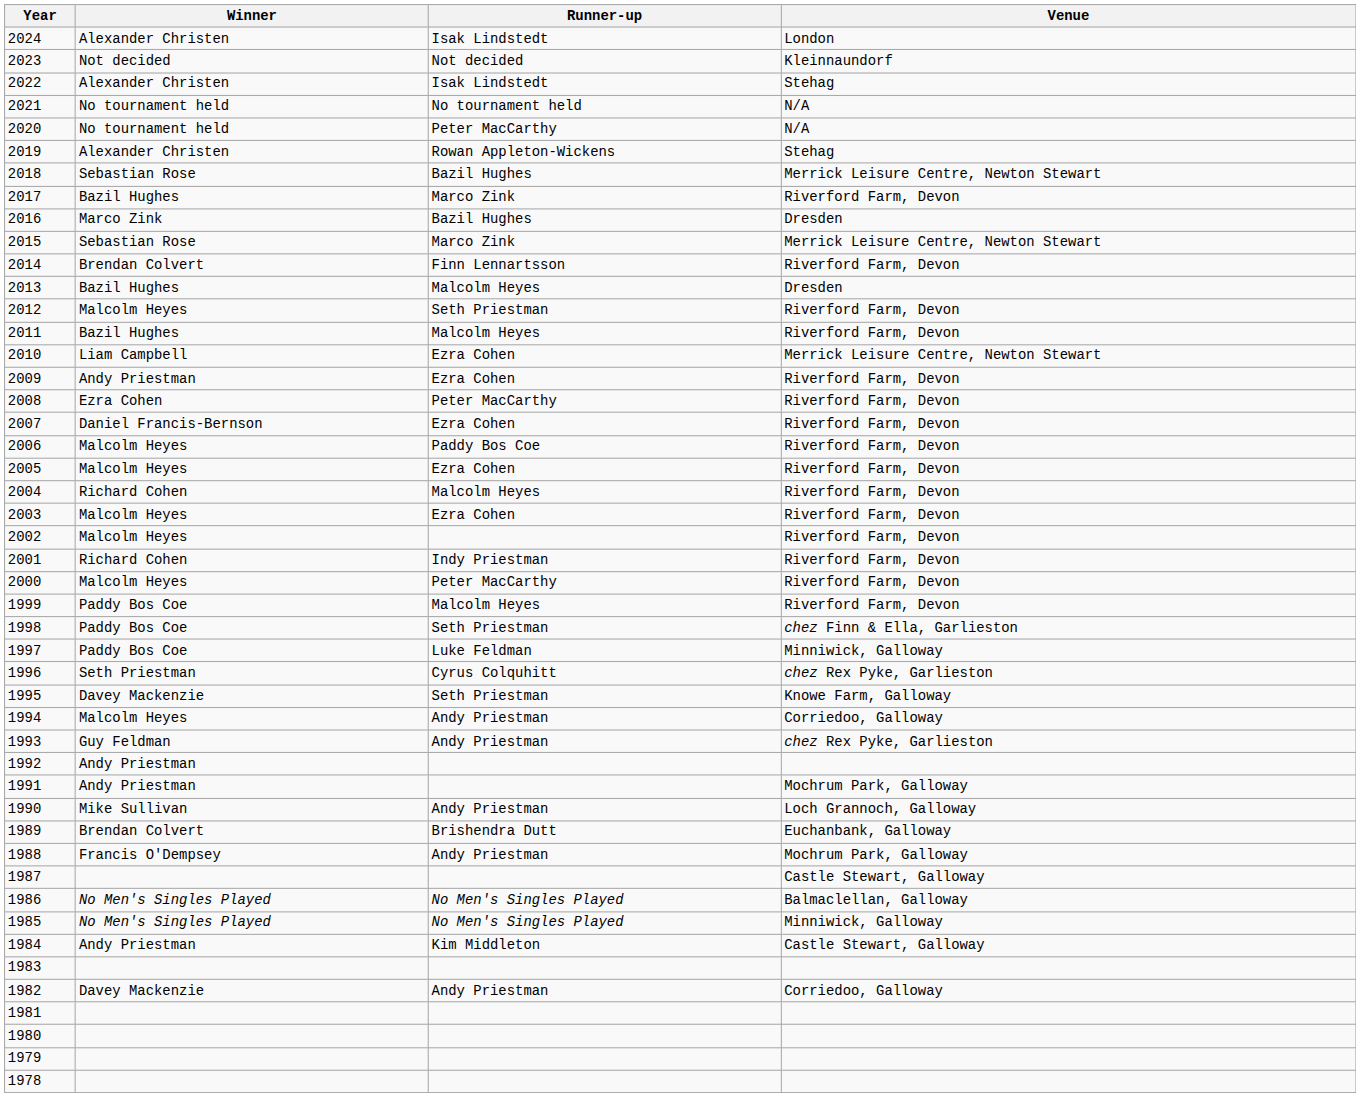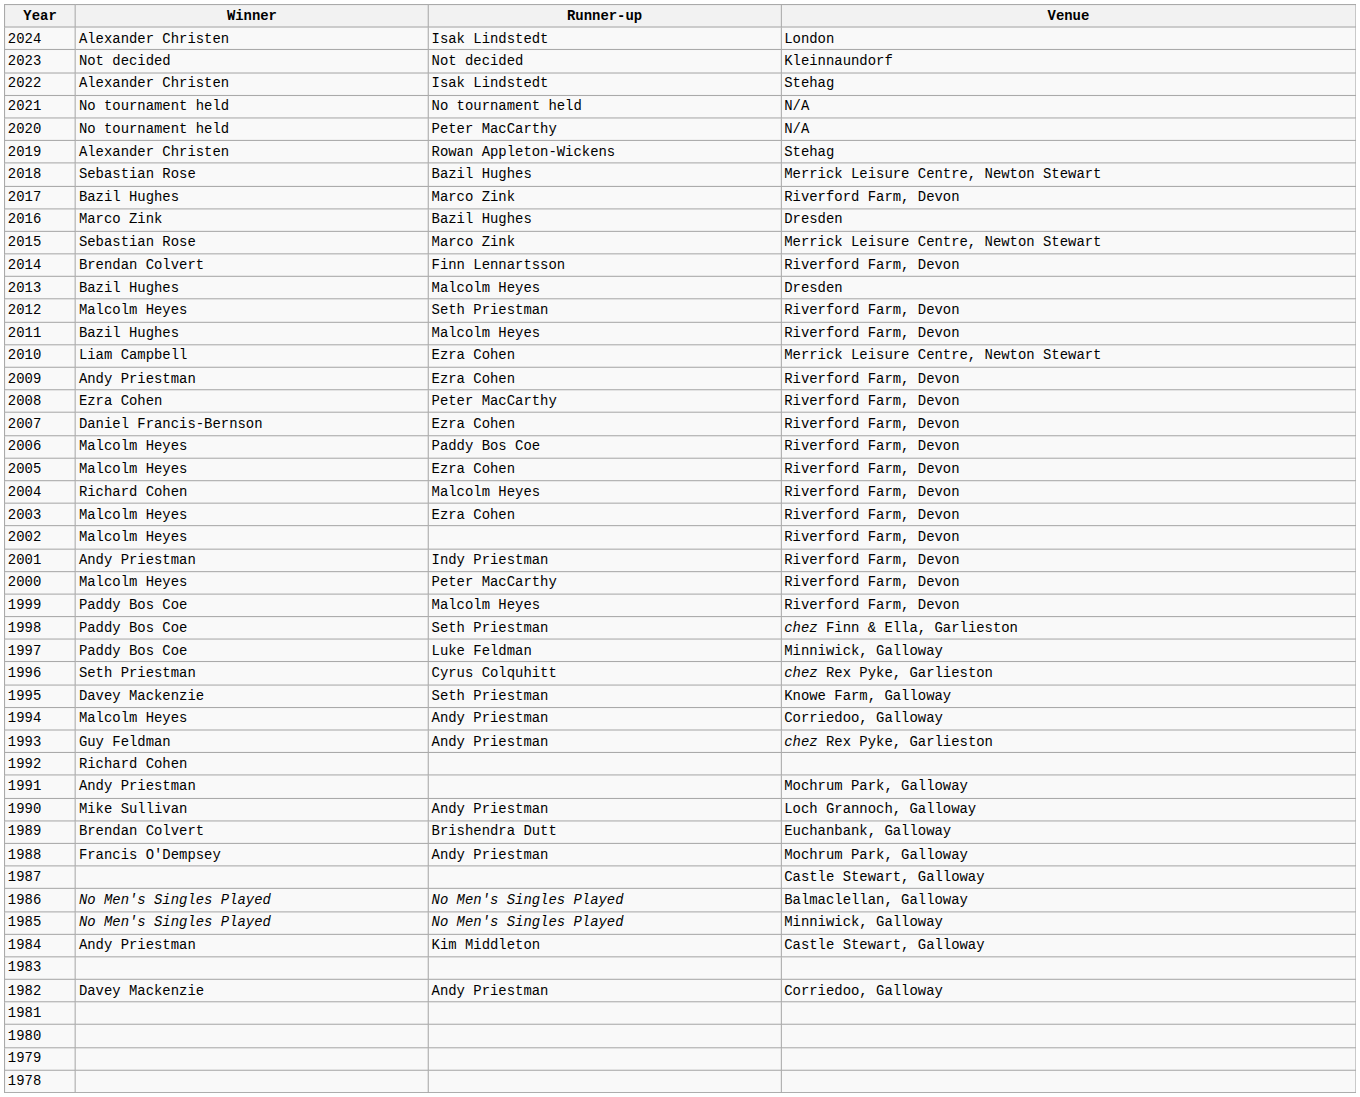(133, 560) Richard Cohen -> (137, 560) Andy Priestman
(137, 764) Andy Priestman -> (133, 764) Richard Cohen
